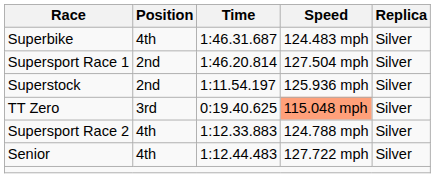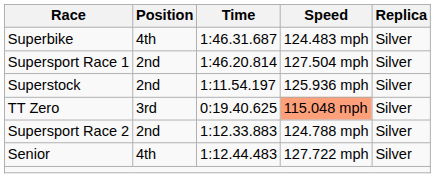(146, 131) 4th -> (148, 131) 2nd
